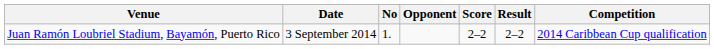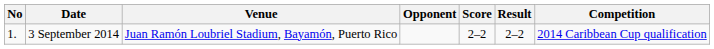columns swapped: (390, 14) <-> (143, 14)
